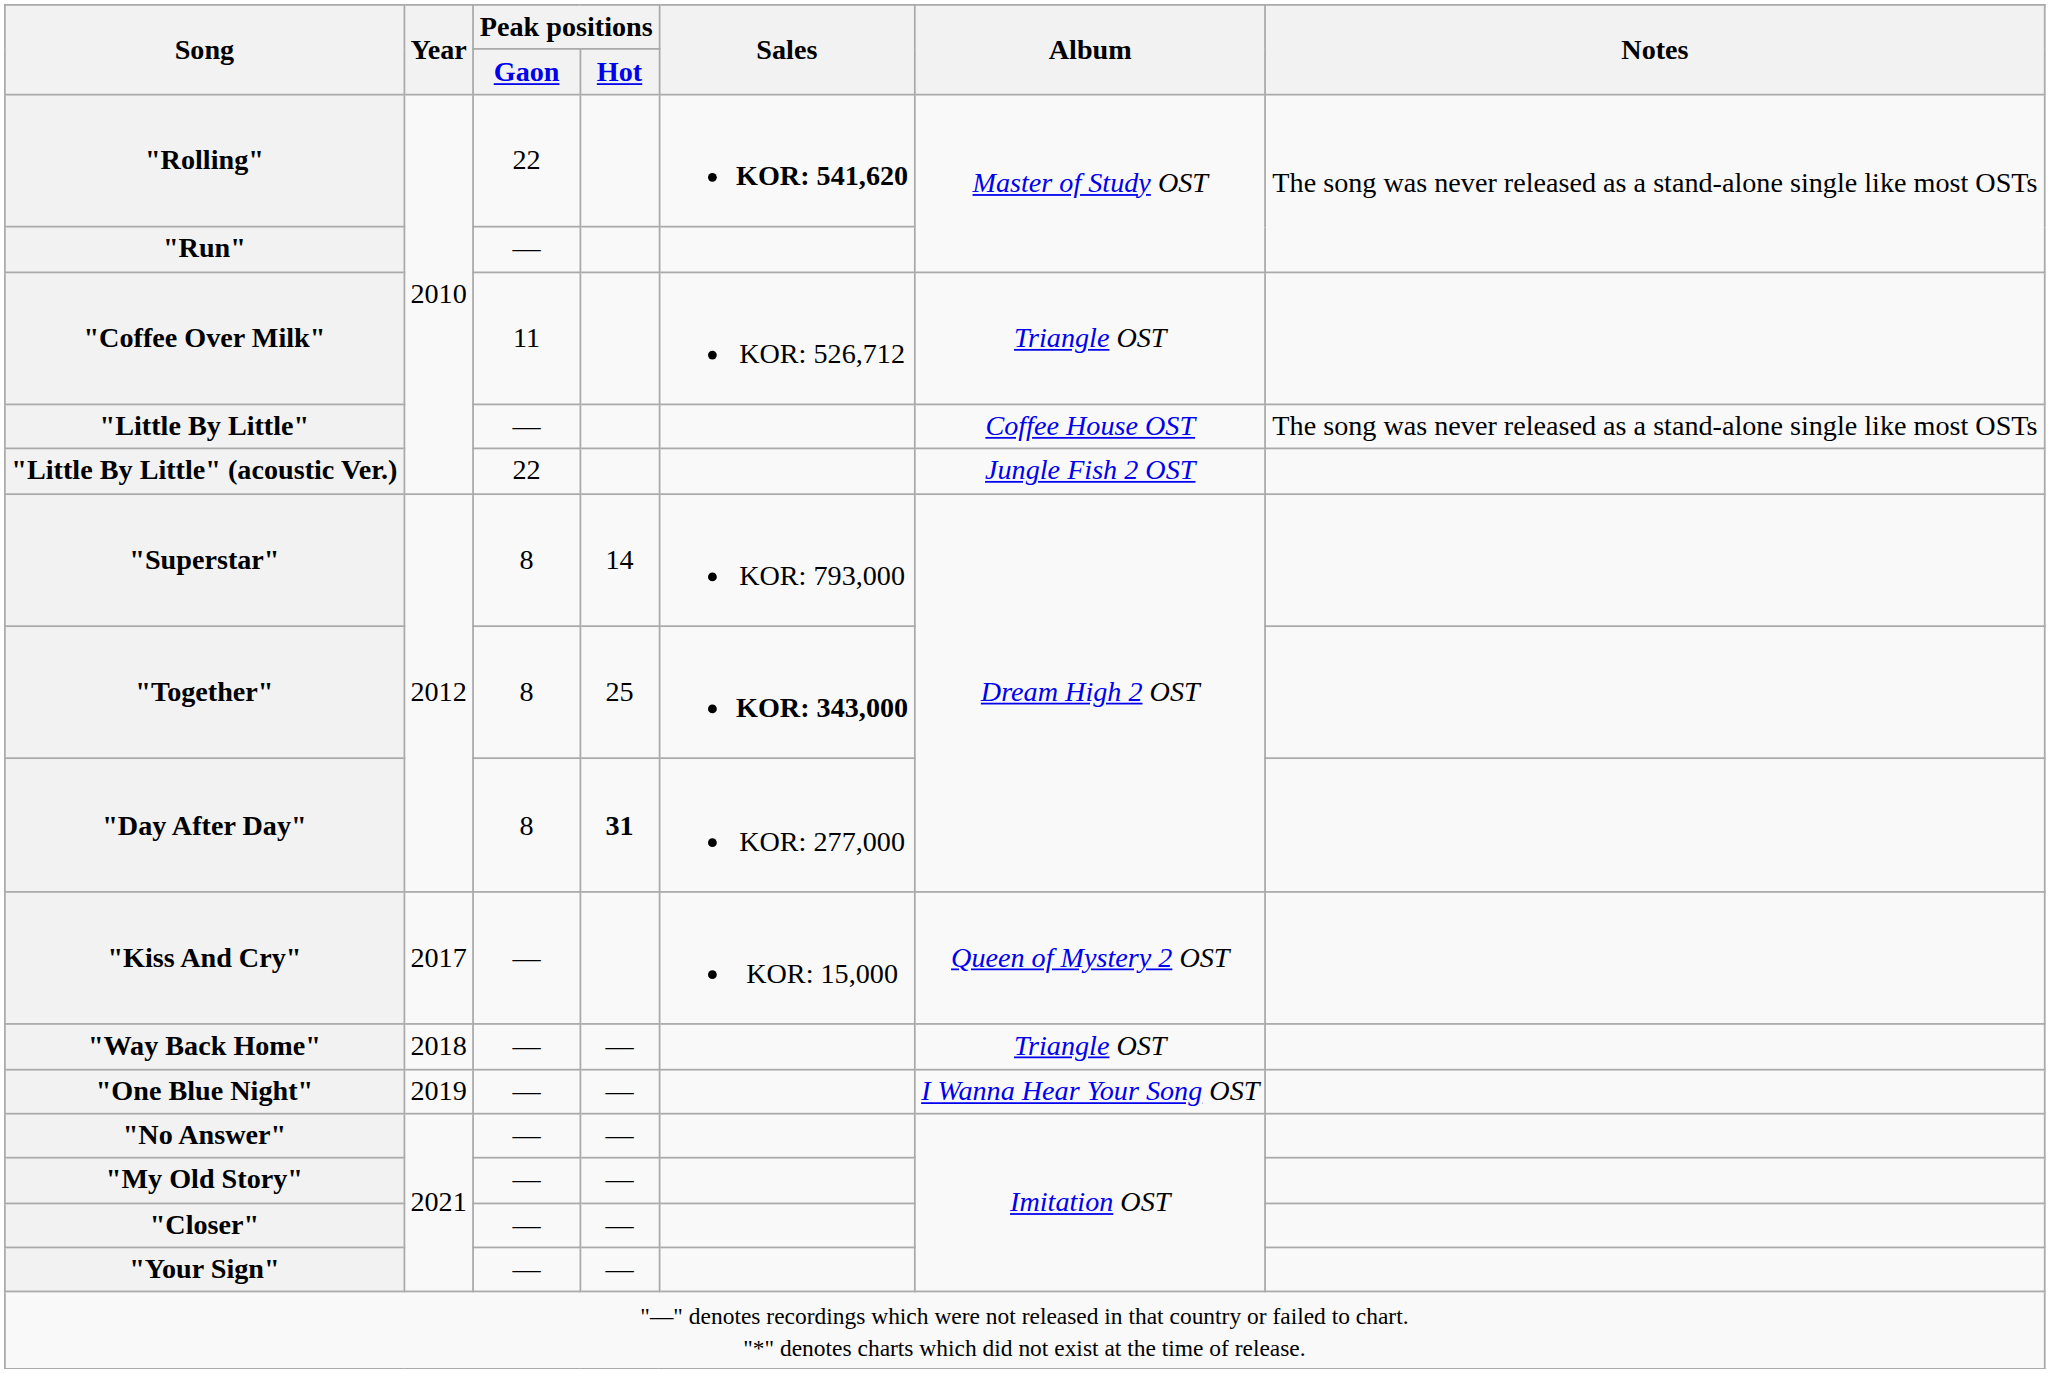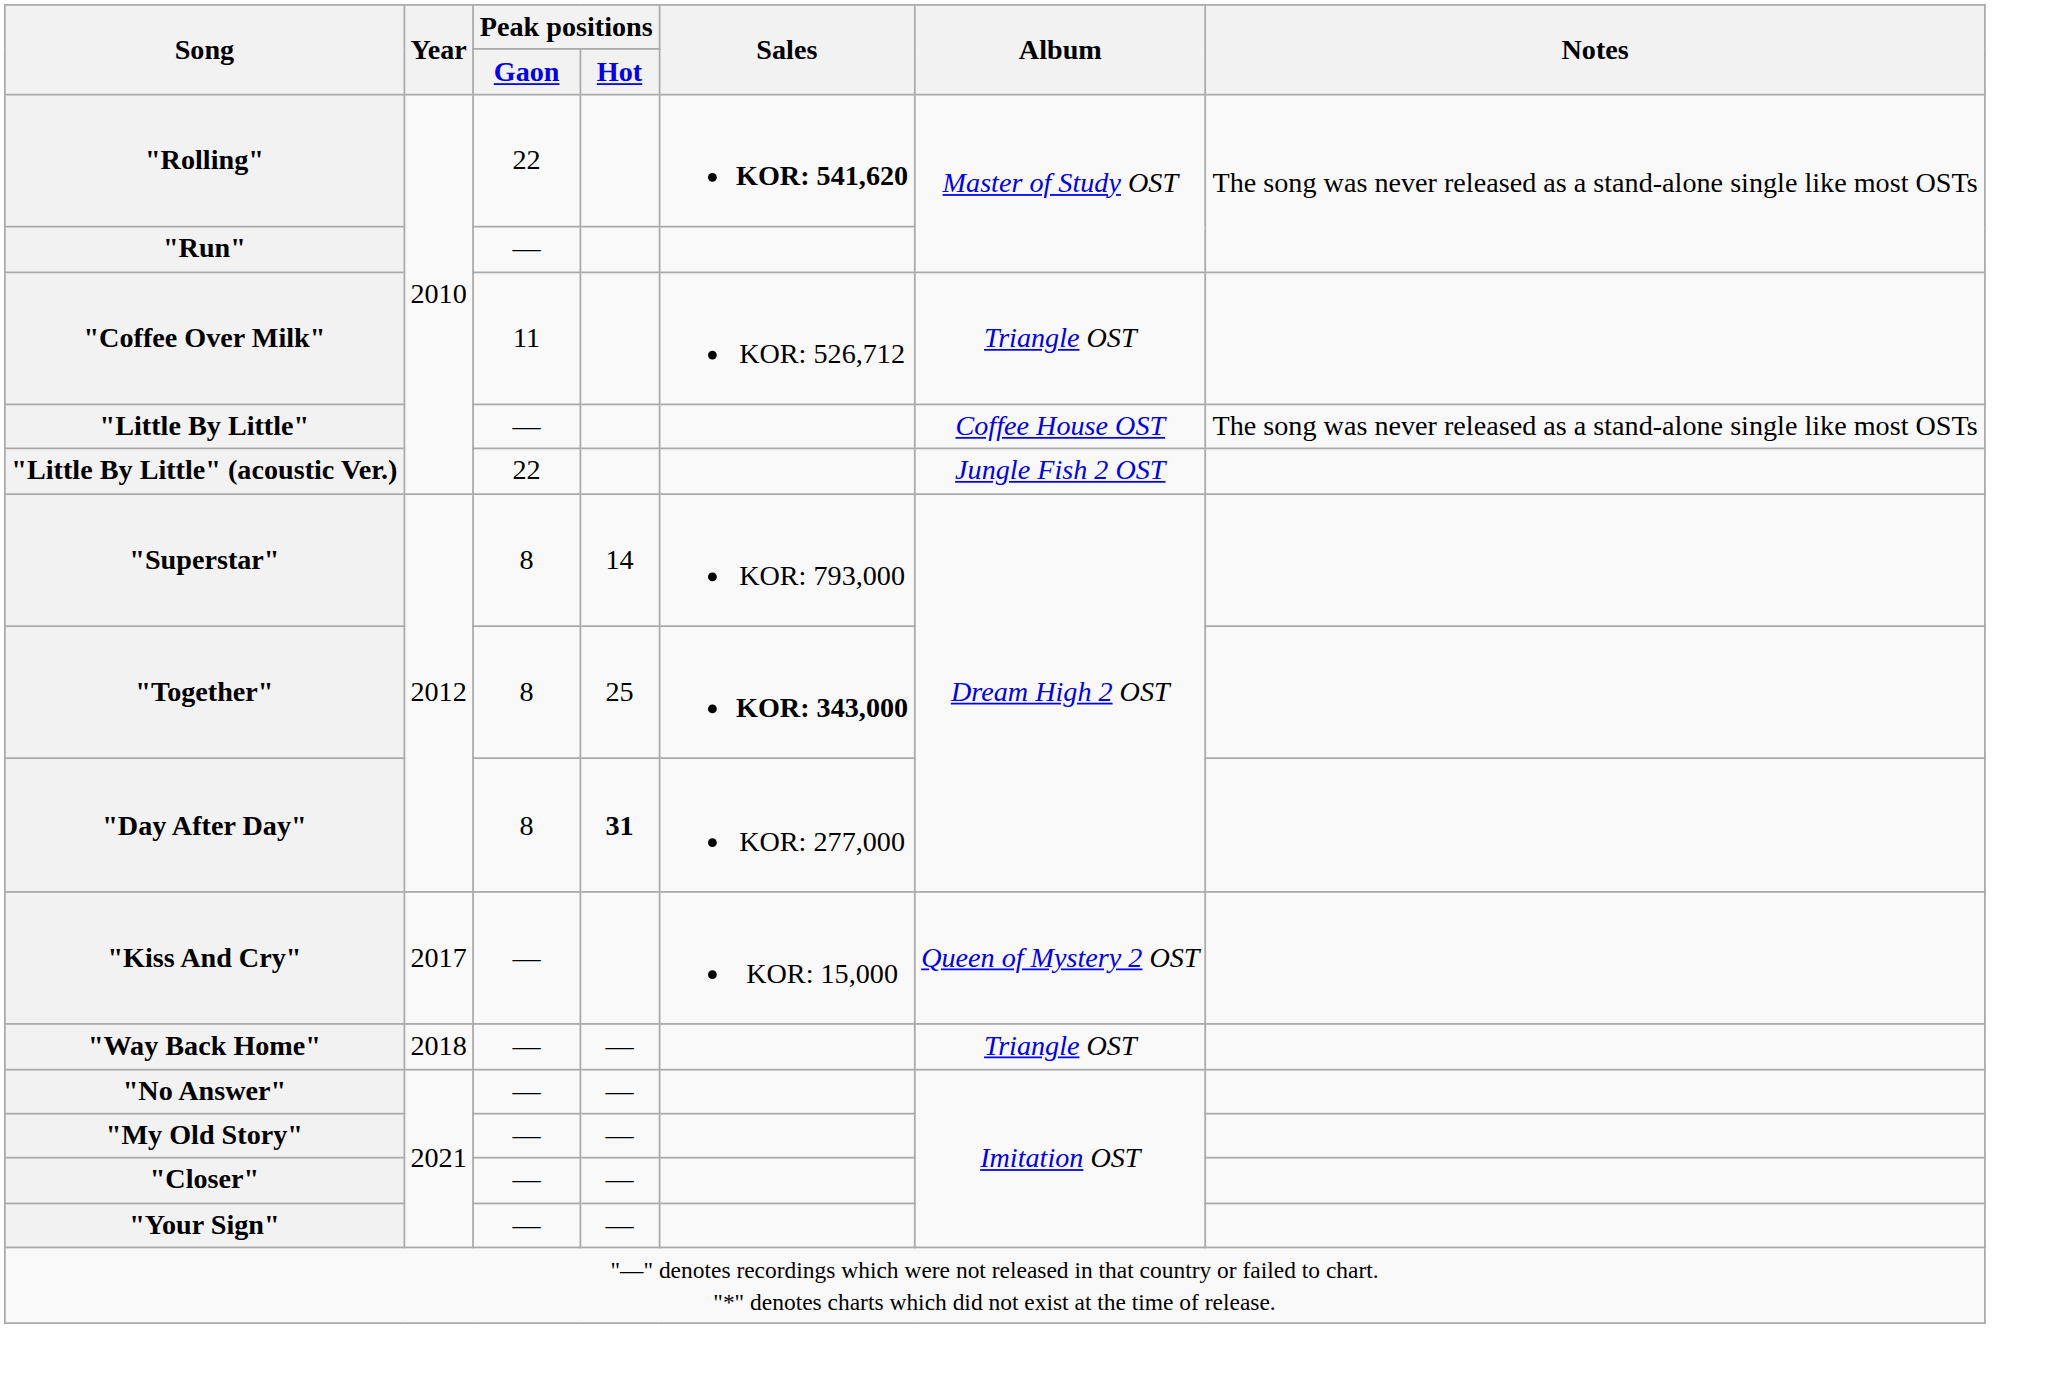- row: (204, 1090)
